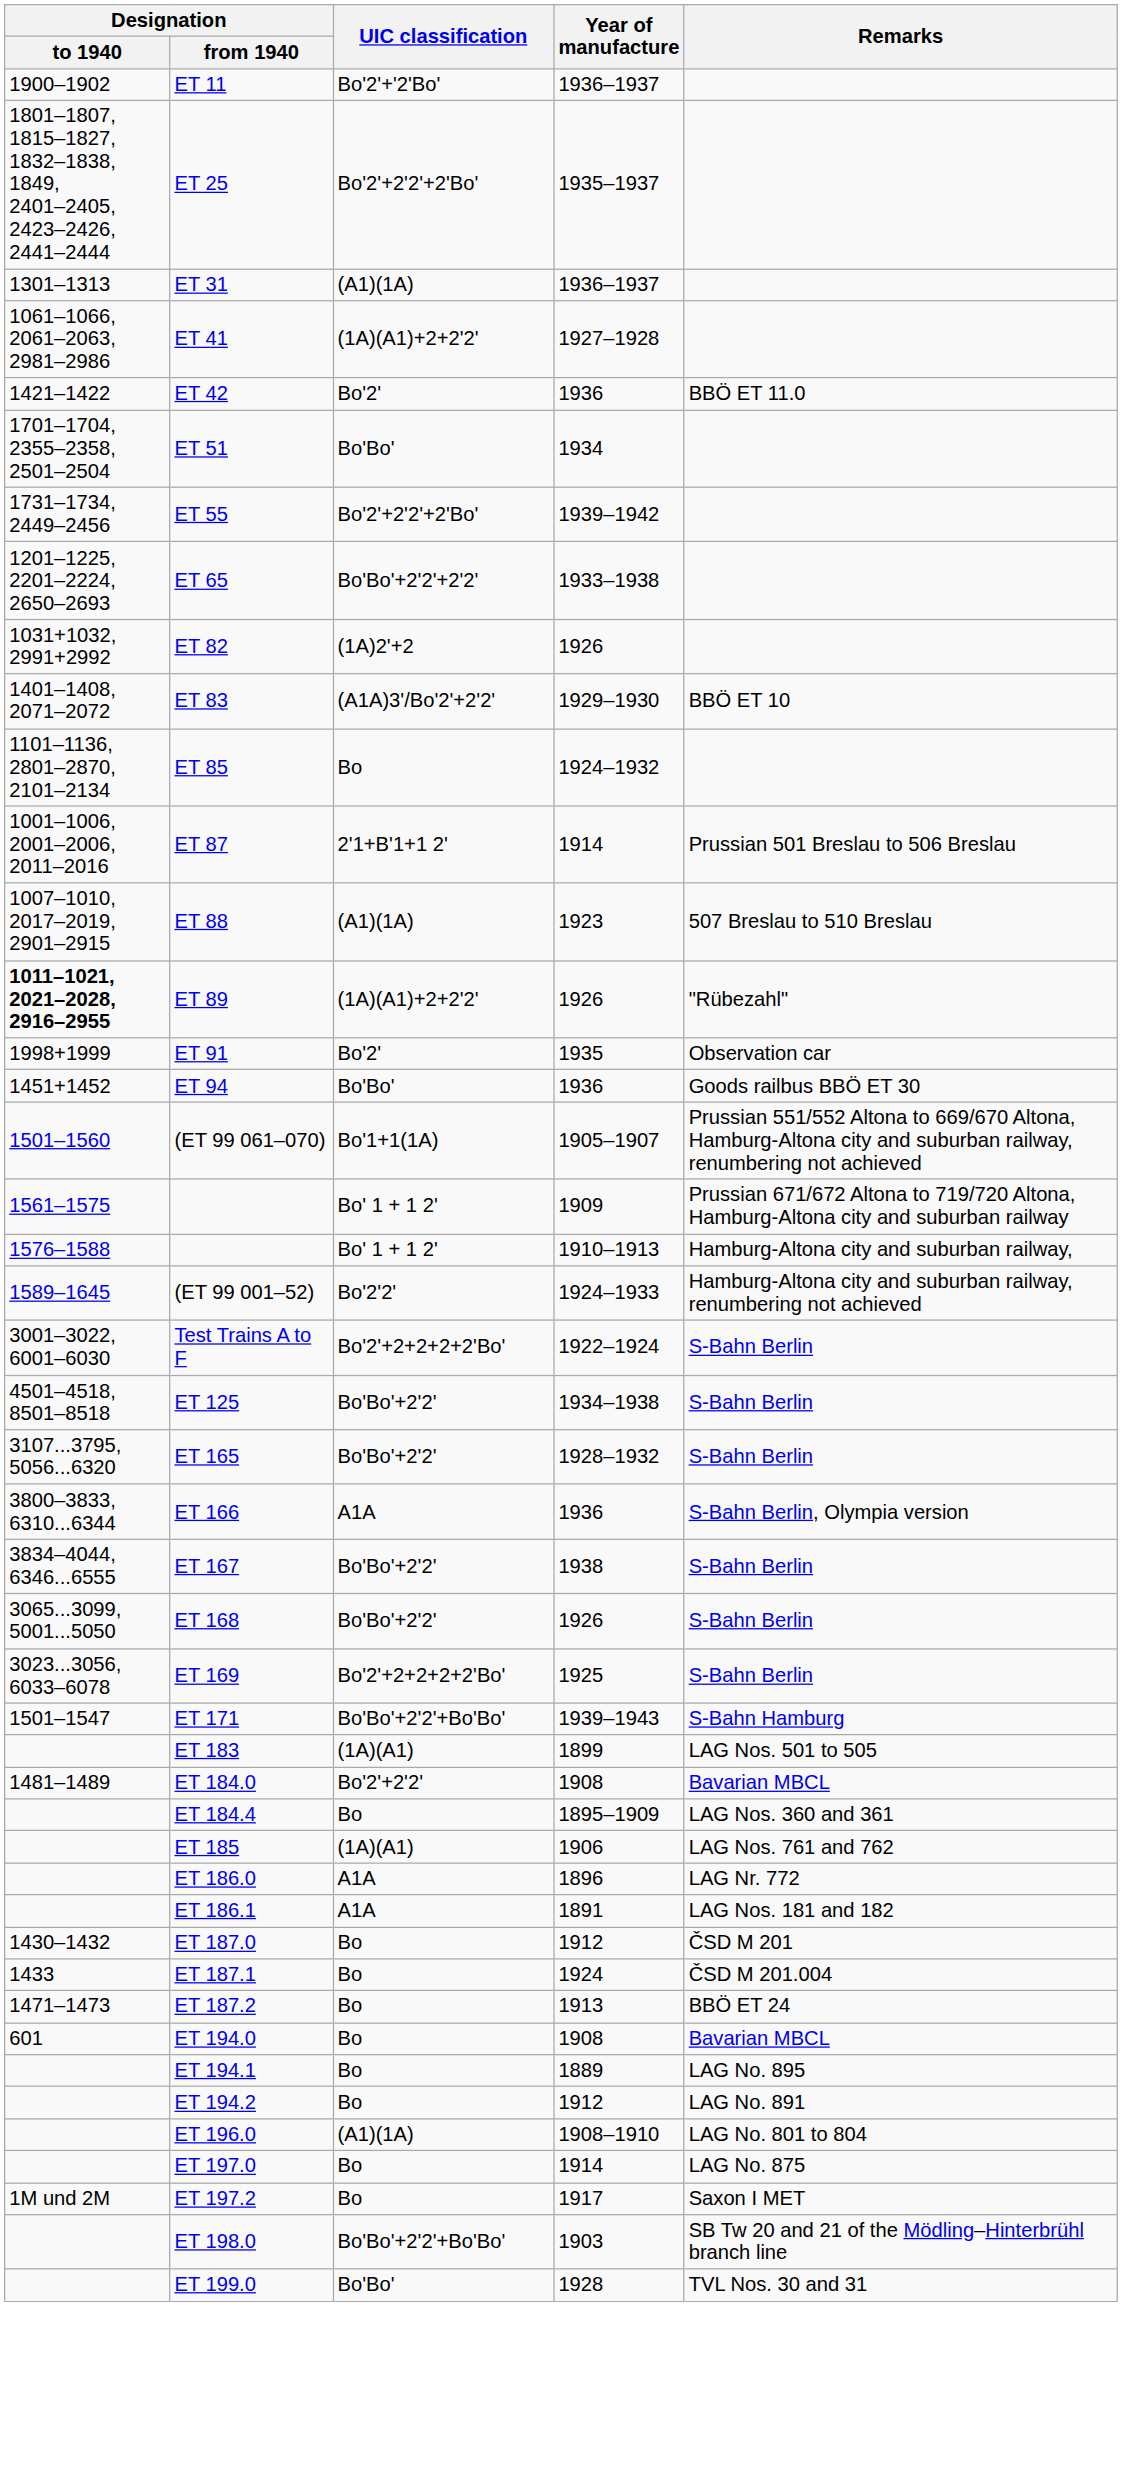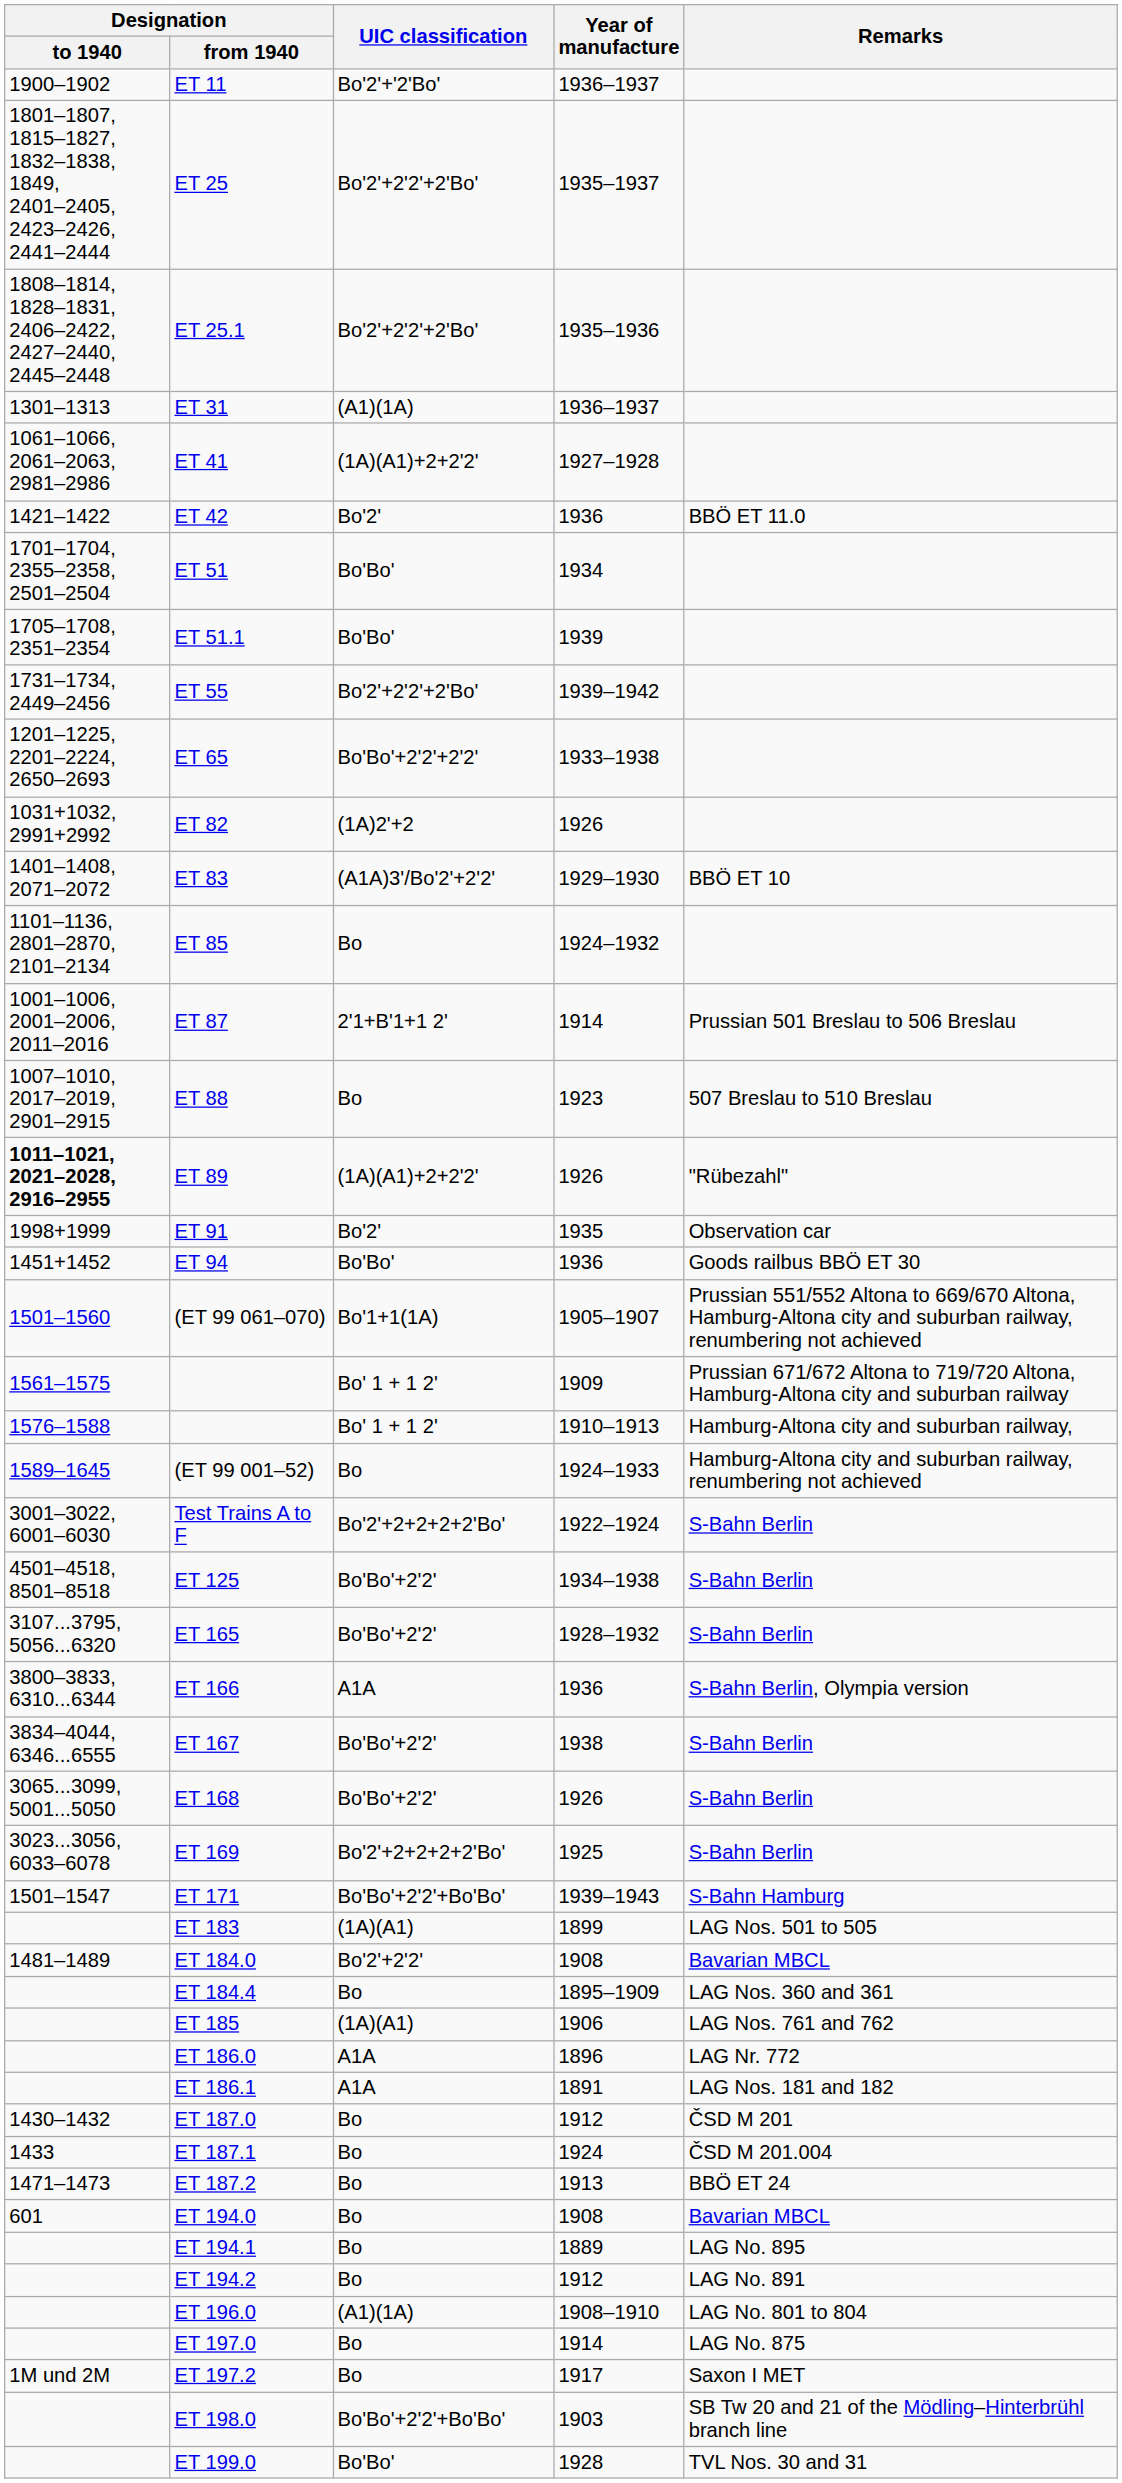+ row: (210, 329)
+ row: (210, 637)
(376, 921) (A1)(1A) -> (350, 1099) Bo
(367, 1292) Bo'2'2' -> (350, 1470) Bo
